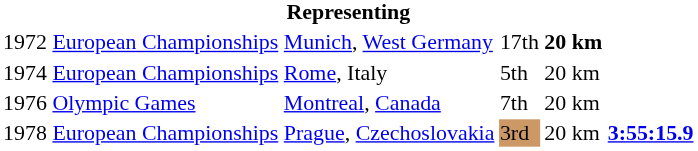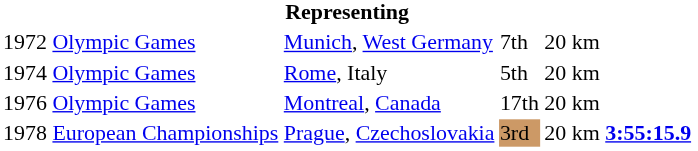(165, 42) European Championships -> (124, 42) Olympic Games
(519, 42) 17th -> (514, 42) 7th
(573, 42) bold -> (572, 42) normal
(165, 72) European Championships -> (124, 72) Olympic Games
(514, 102) 7th -> (519, 102) 17th
